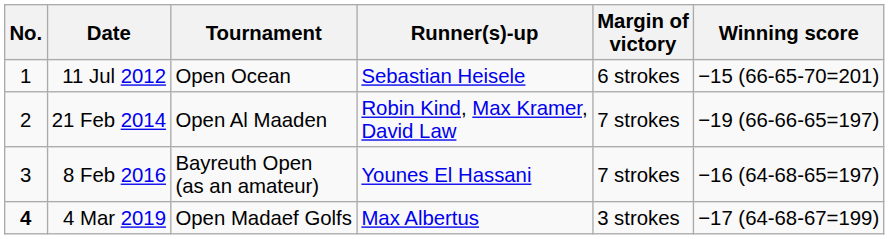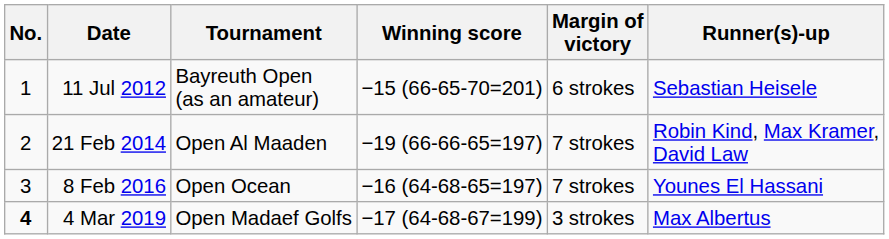columns swapped: (789, 32) <-> (475, 32)
(233, 76) Open Ocean -> (247, 87) Bayreuth Open (as an amateur)
(247, 175) Bayreuth Open (as an amateur) -> (233, 186) Open Ocean
